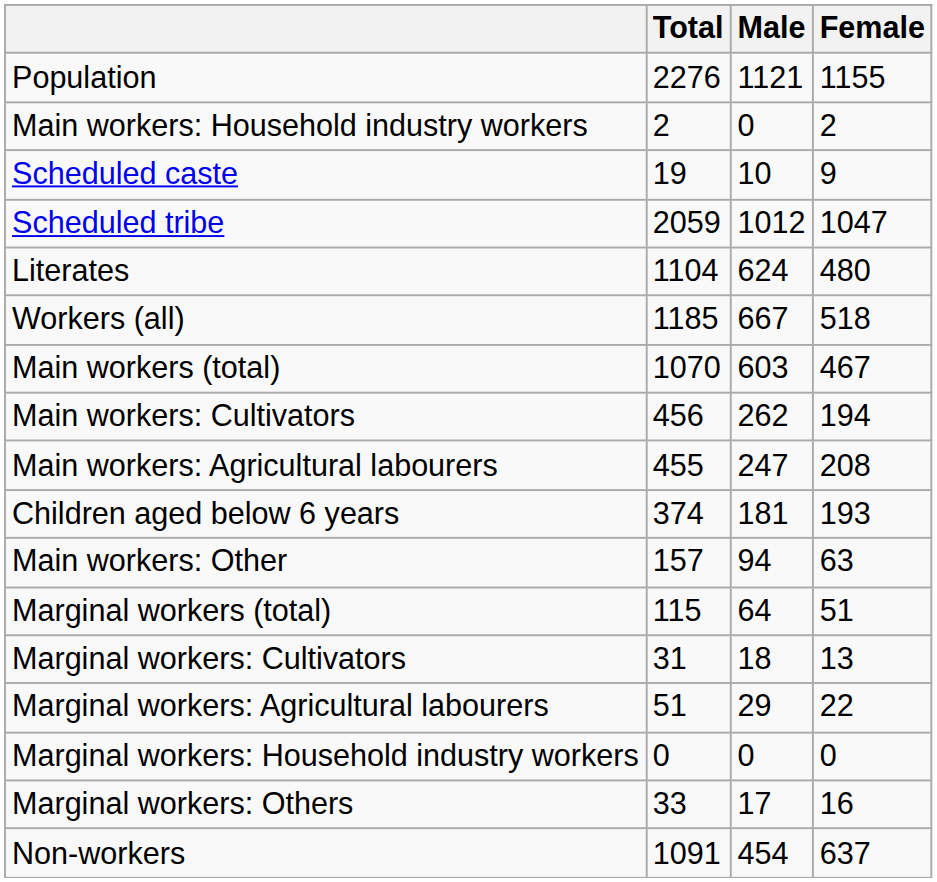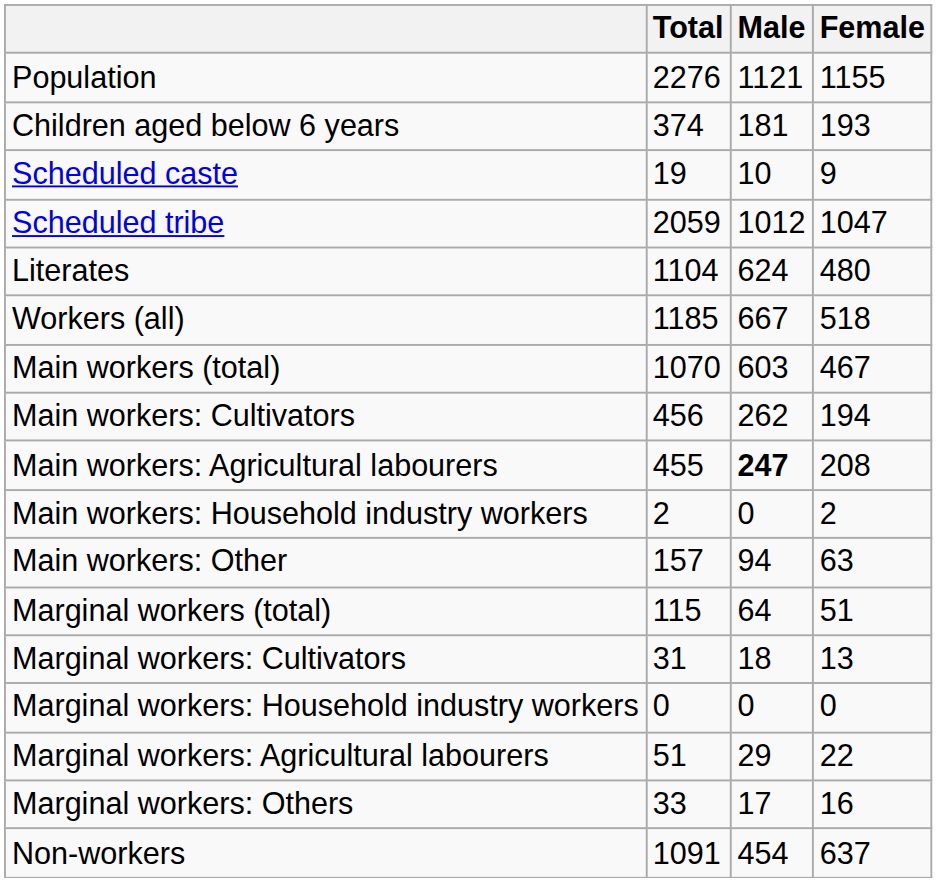rows swapped: (206, 513) <-> (300, 125)
(763, 464) normal -> (763, 464) bold
rows swapped: (280, 707) <-> (325, 755)
